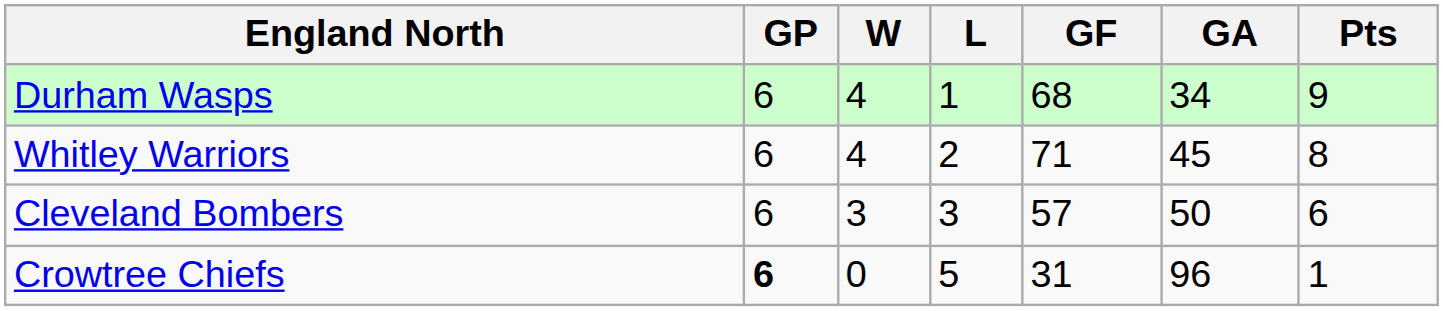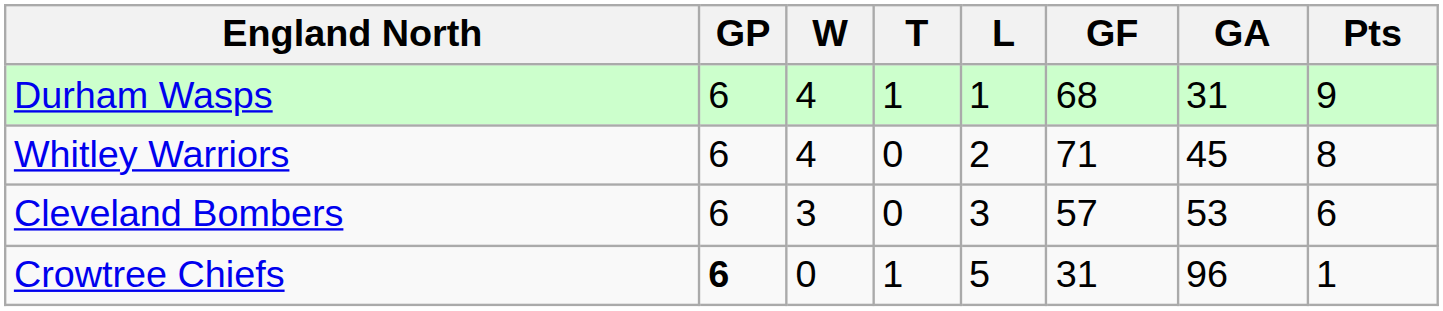+ column: (917, 34)
(1190, 94) 34 -> (1207, 94) 31
(1190, 214) 50 -> (1207, 214) 53
